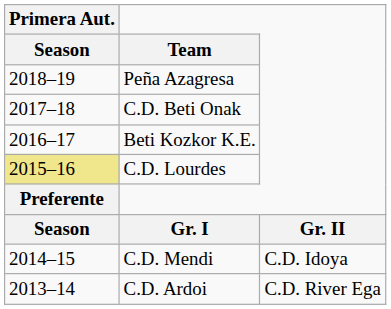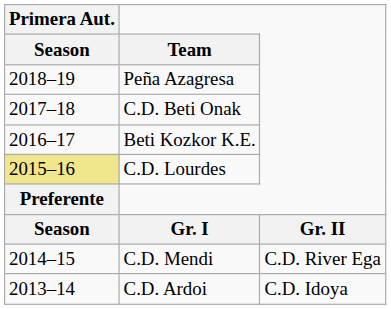(306, 259) C.D. Idoya -> (323, 259) C.D. River Ega
(323, 288) C.D. River Ega -> (306, 288) C.D. Idoya
